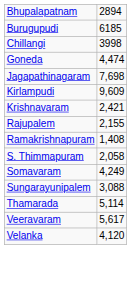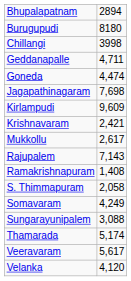(110, 28) 6185 -> (110, 28) 8180
+ row: (38, 60)
+ row: (27, 140)
(112, 124) 2,155 -> (112, 156) 7,143
(111, 204) 5,114 -> (112, 236) 5,174
